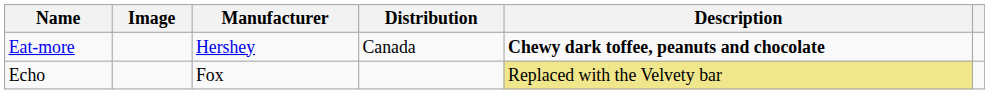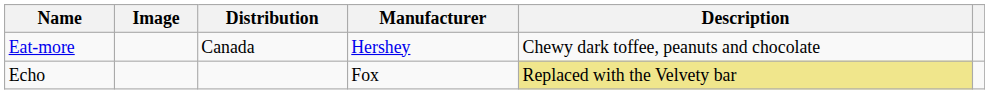columns swapped: (431, 18) <-> (275, 18)
(666, 46) bold -> (671, 46) normal
